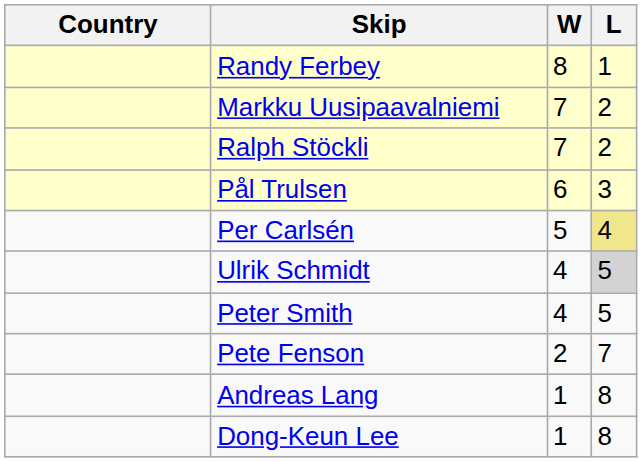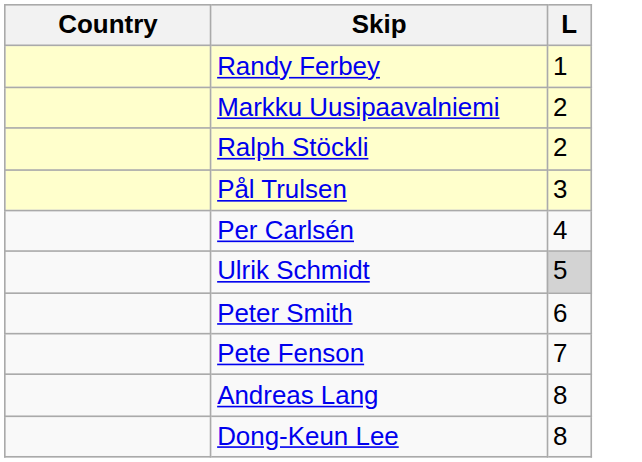- column: (569, 25)
(605, 230) khaki background -> (560, 230) no background
(605, 312) 5 -> (560, 312) 6
